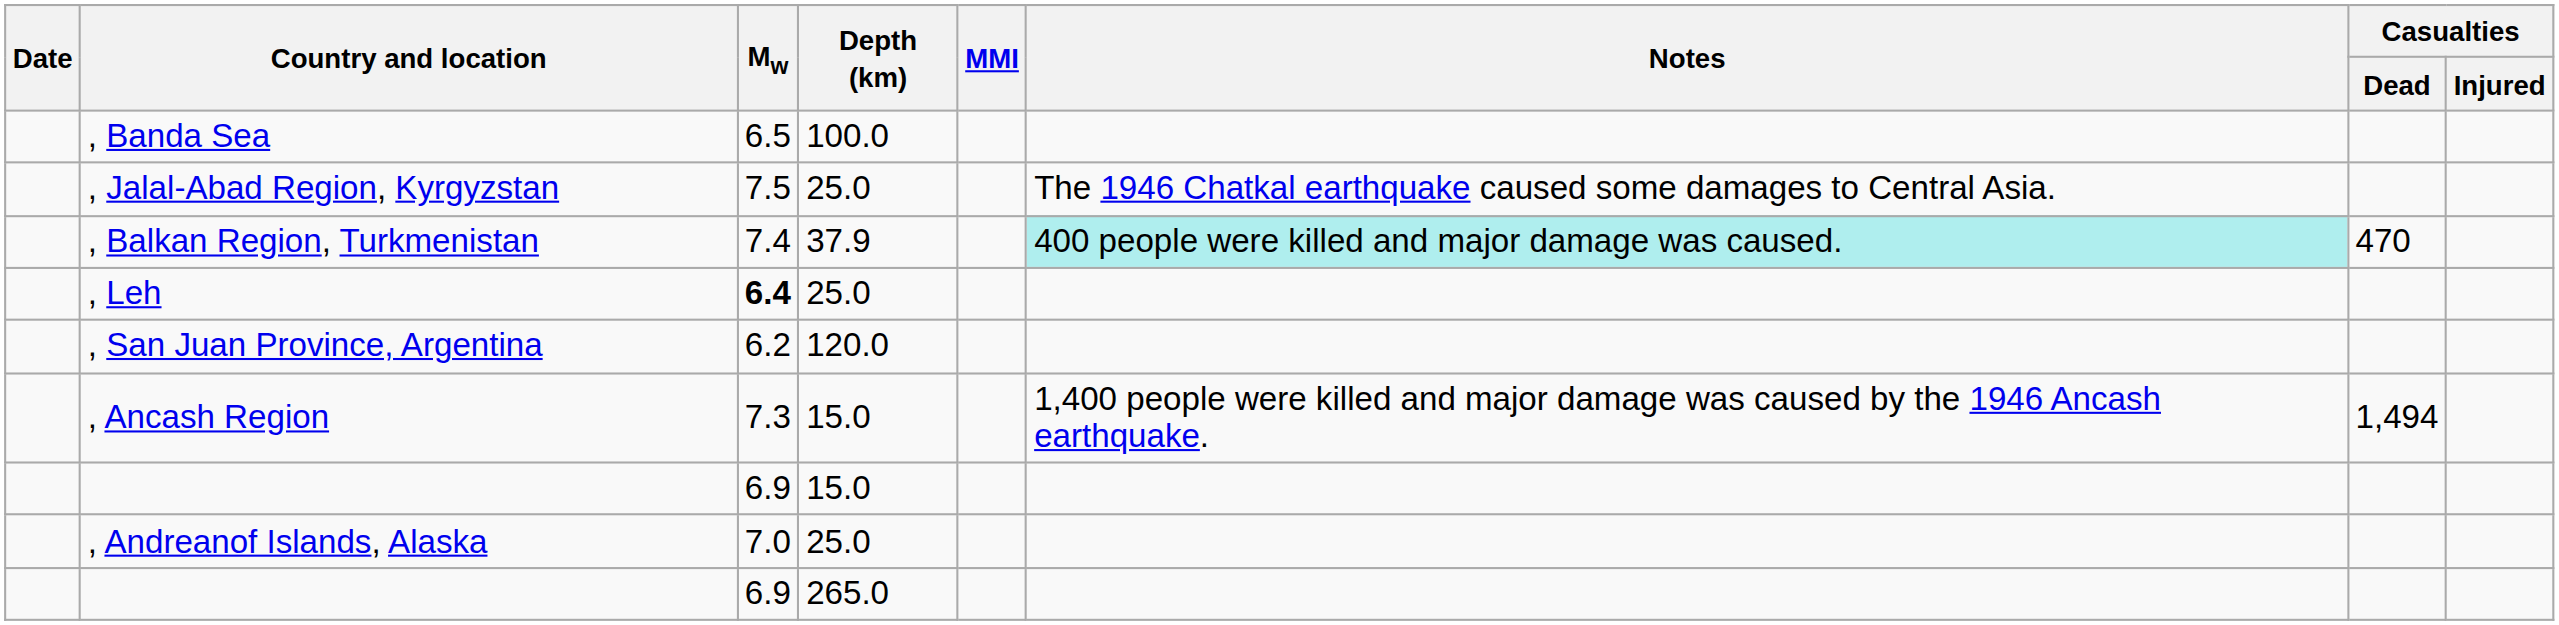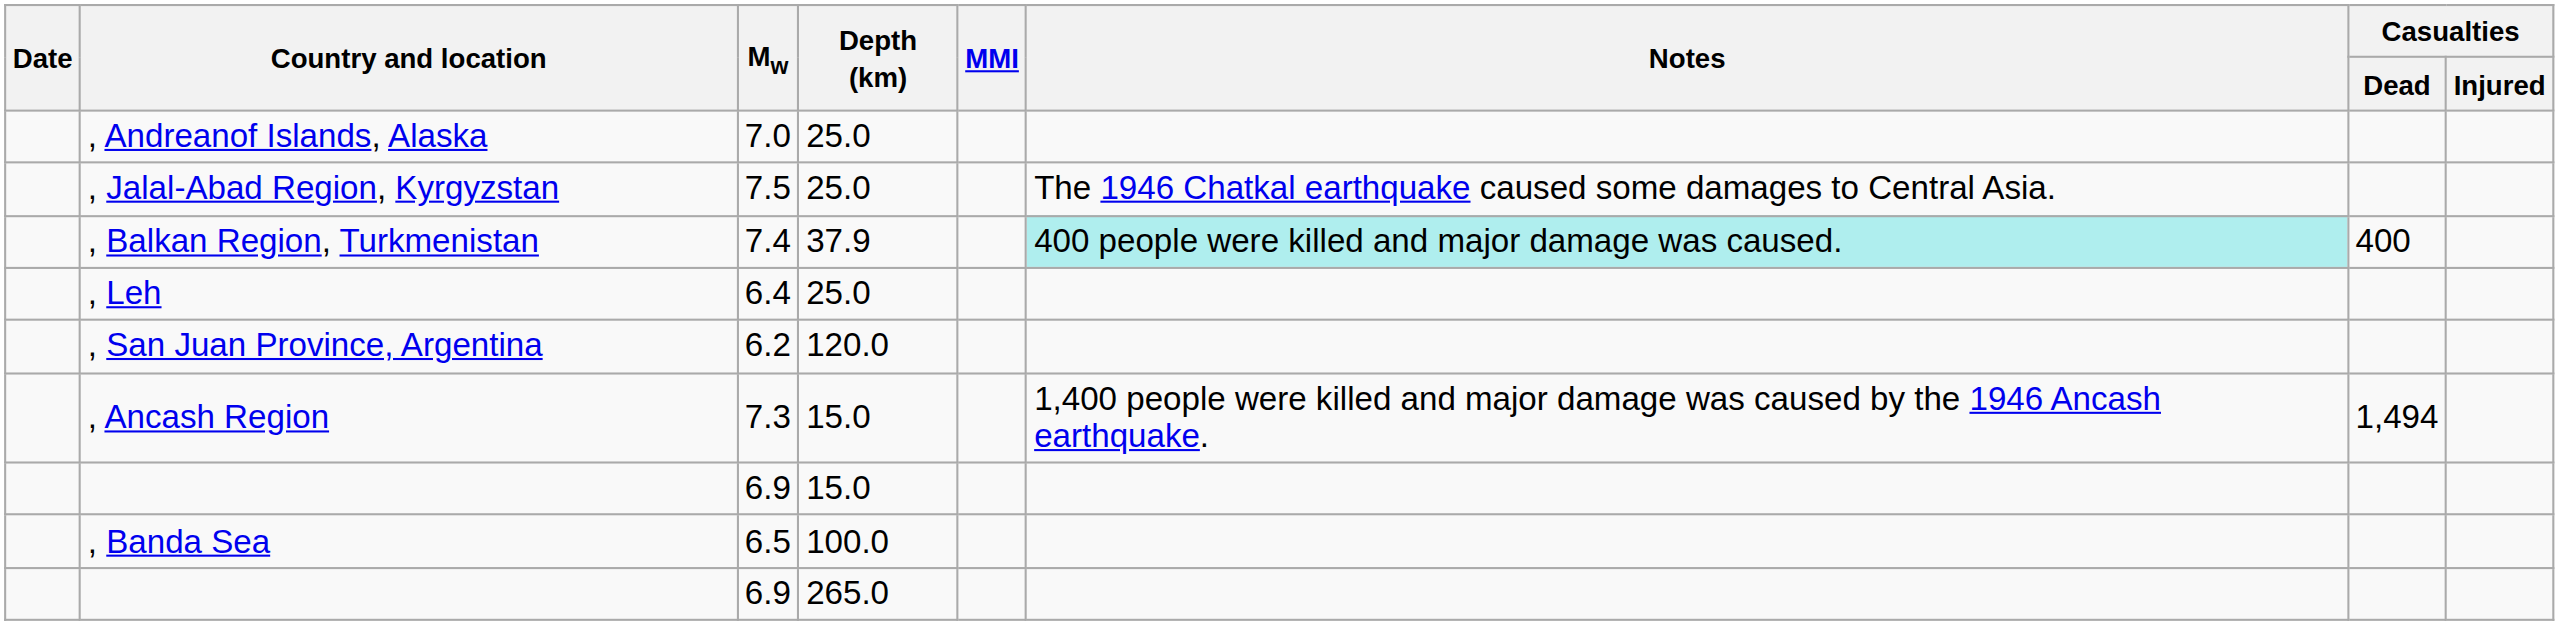rows swapped: (288, 540) <-> (179, 135)
(2383, 240) 470 -> (2383, 240) 400
(768, 293) bold -> (768, 293) normal
